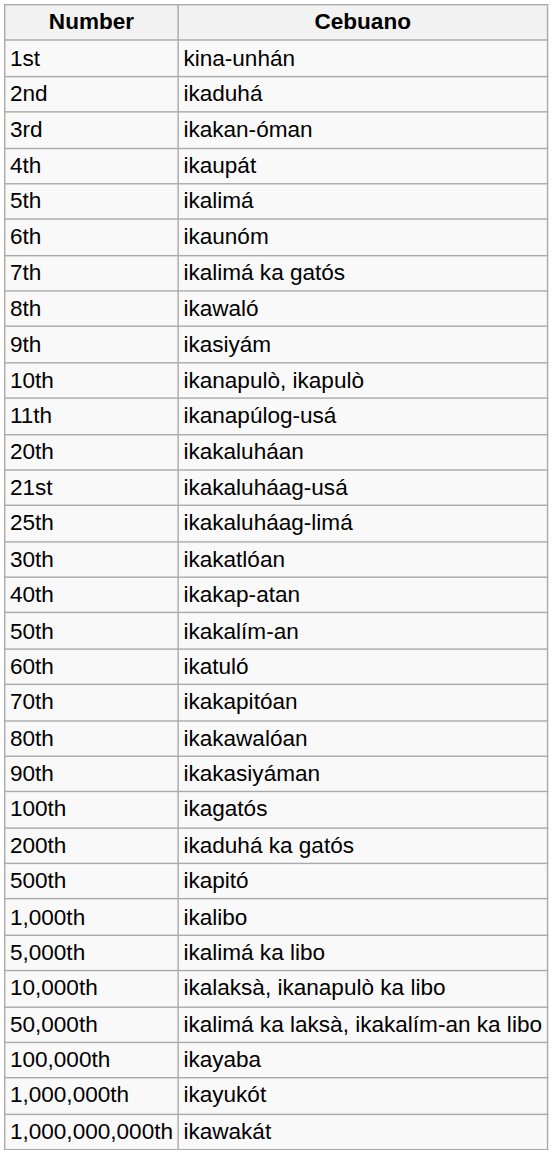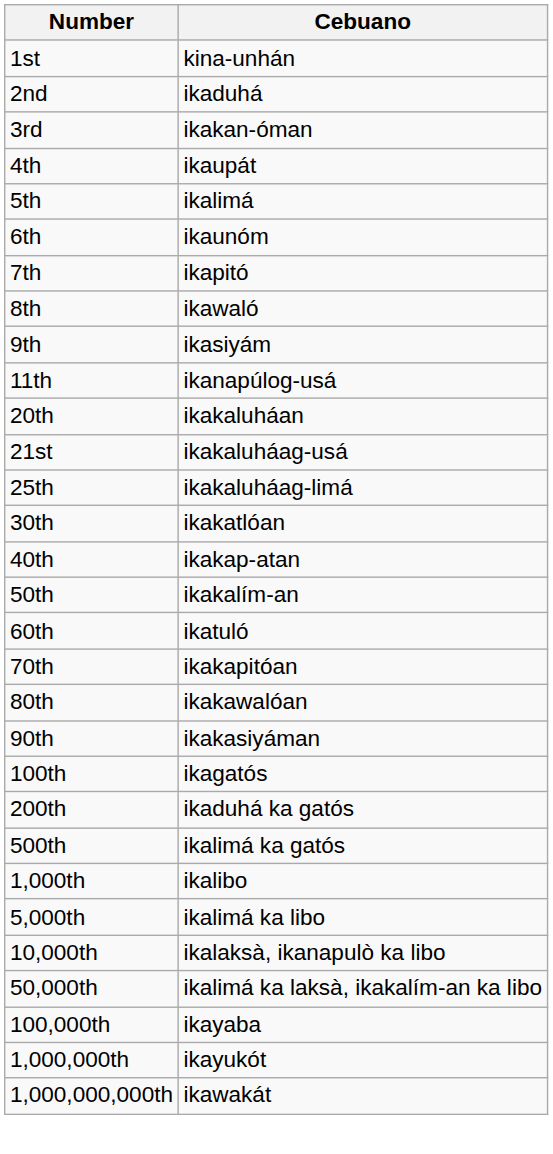(264, 272) ikalimá ka gatós -> (216, 272) ikapitó
- row: (32, 380)
(216, 881) ikapitó -> (264, 845) ikalimá ka gatós
